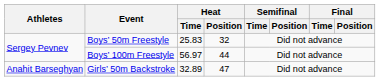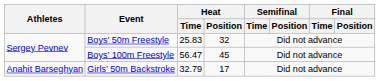(191, 55) 56.97 -> (191, 55) 56.47
(224, 55) 44 -> (224, 55) 45
(191, 69) 32.89 -> (191, 69) 32.79
(224, 69) 47 -> (224, 69) 17
